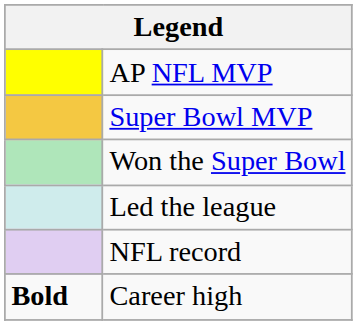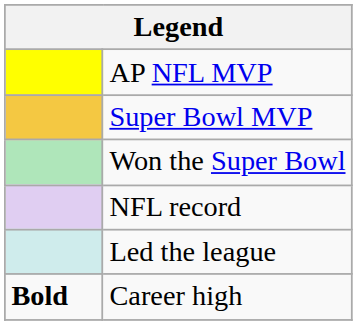rows swapped: (175, 251) <-> (193, 206)
